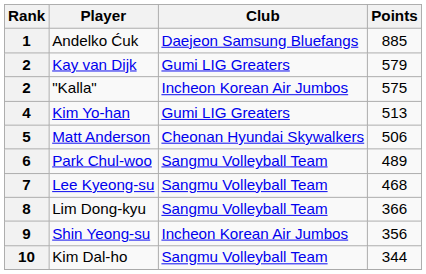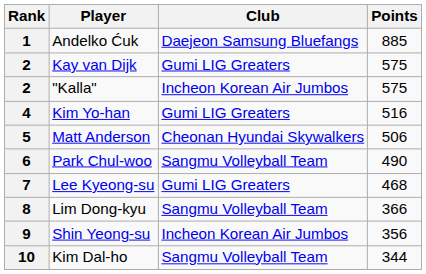(394, 64) 579 -> (394, 64) 575
(394, 112) 513 -> (394, 112) 516
(394, 161) 489 -> (394, 161) 490
(245, 185) Sangmu Volleyball Team -> (226, 185) Gumi LIG Greaters
